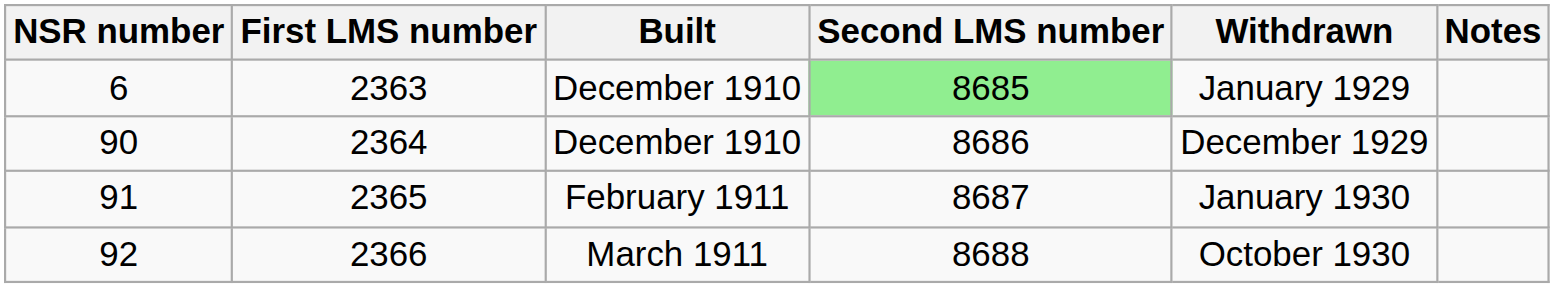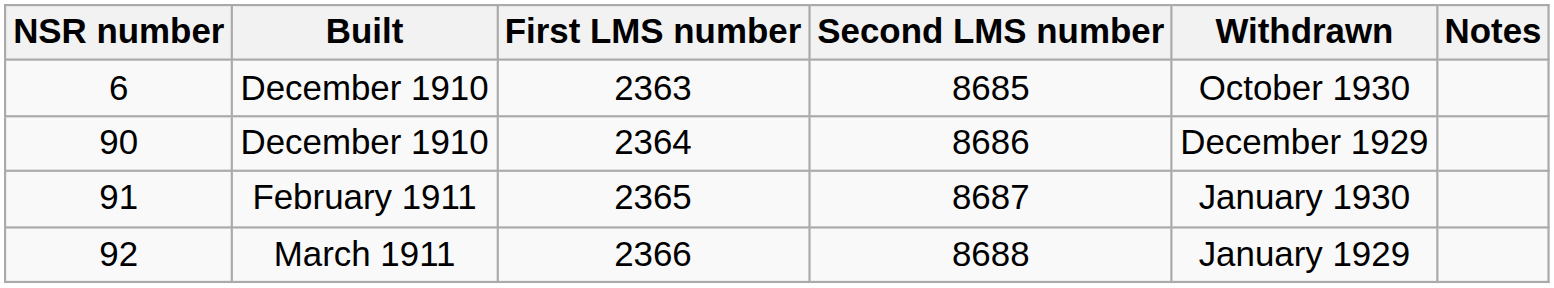columns swapped: (677, 32) <-> (389, 32)
(991, 87) lightgreen background -> (991, 87) no background
(1304, 87) January 1929 -> (1304, 87) October 1930
(1304, 253) October 1930 -> (1304, 253) January 1929
